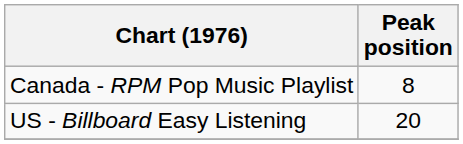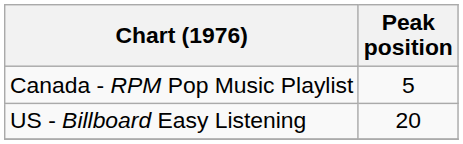(408, 84) 8 -> (408, 84) 5
